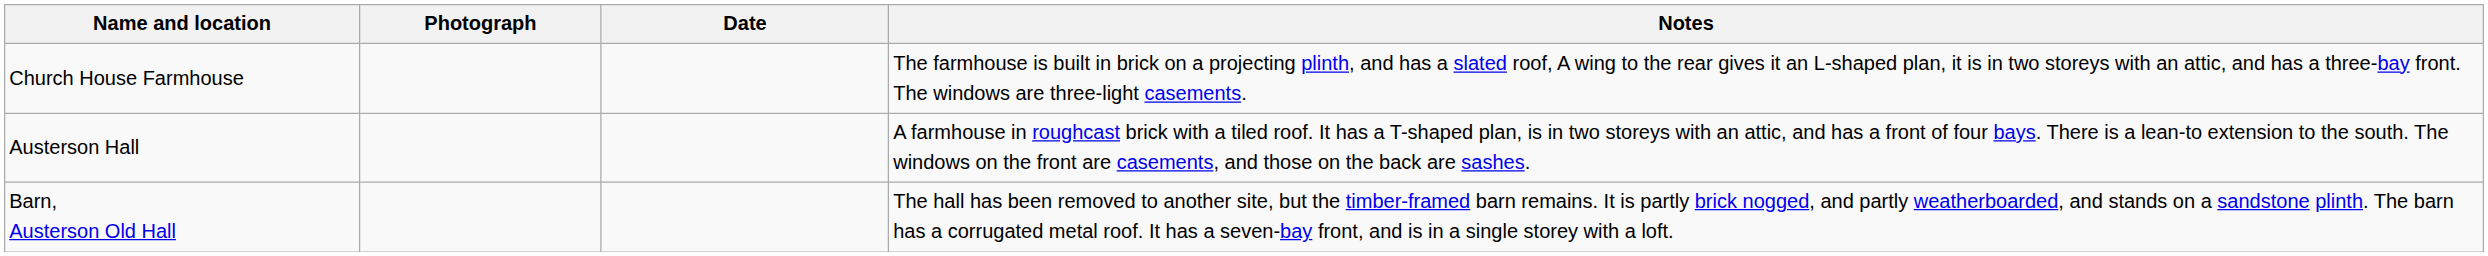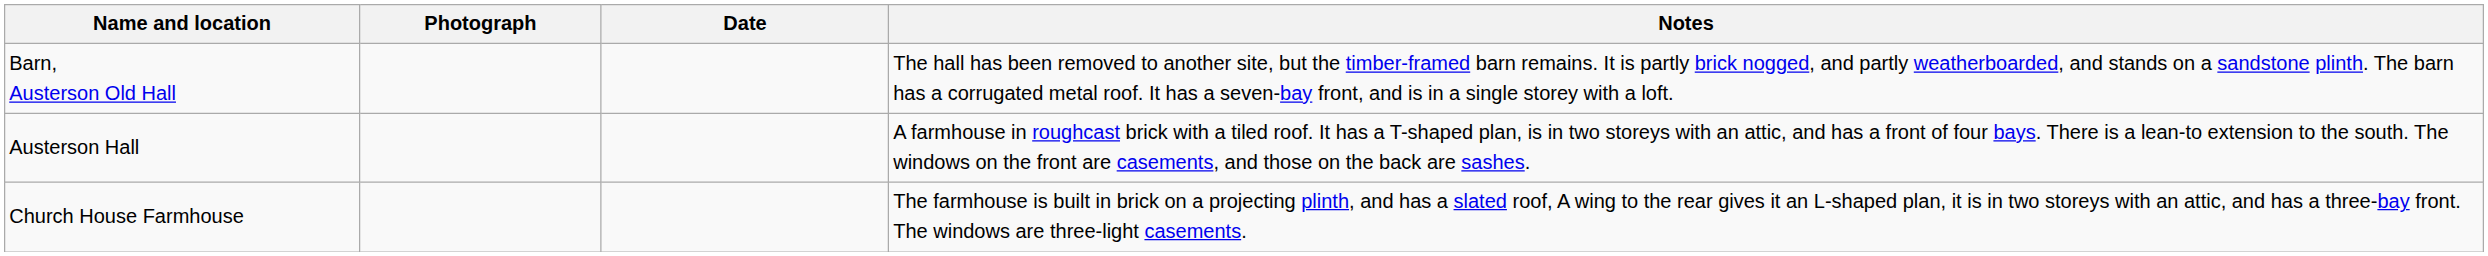rows swapped: (93, 216) <-> (127, 78)
